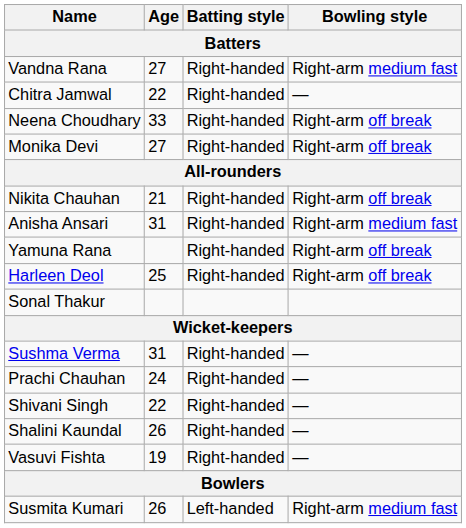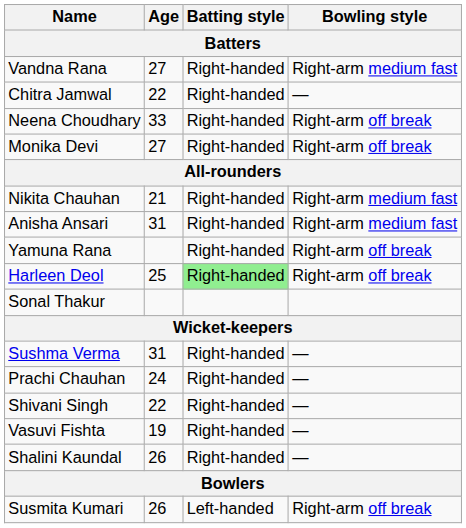(362, 198) Right-arm off break -> (375, 198) Right-arm medium fast
(236, 276) no background -> (236, 276) lightgreen background
rows swapped: (57, 457) <-> (65, 431)
(375, 509) Right-arm medium fast -> (362, 509) Right-arm off break
